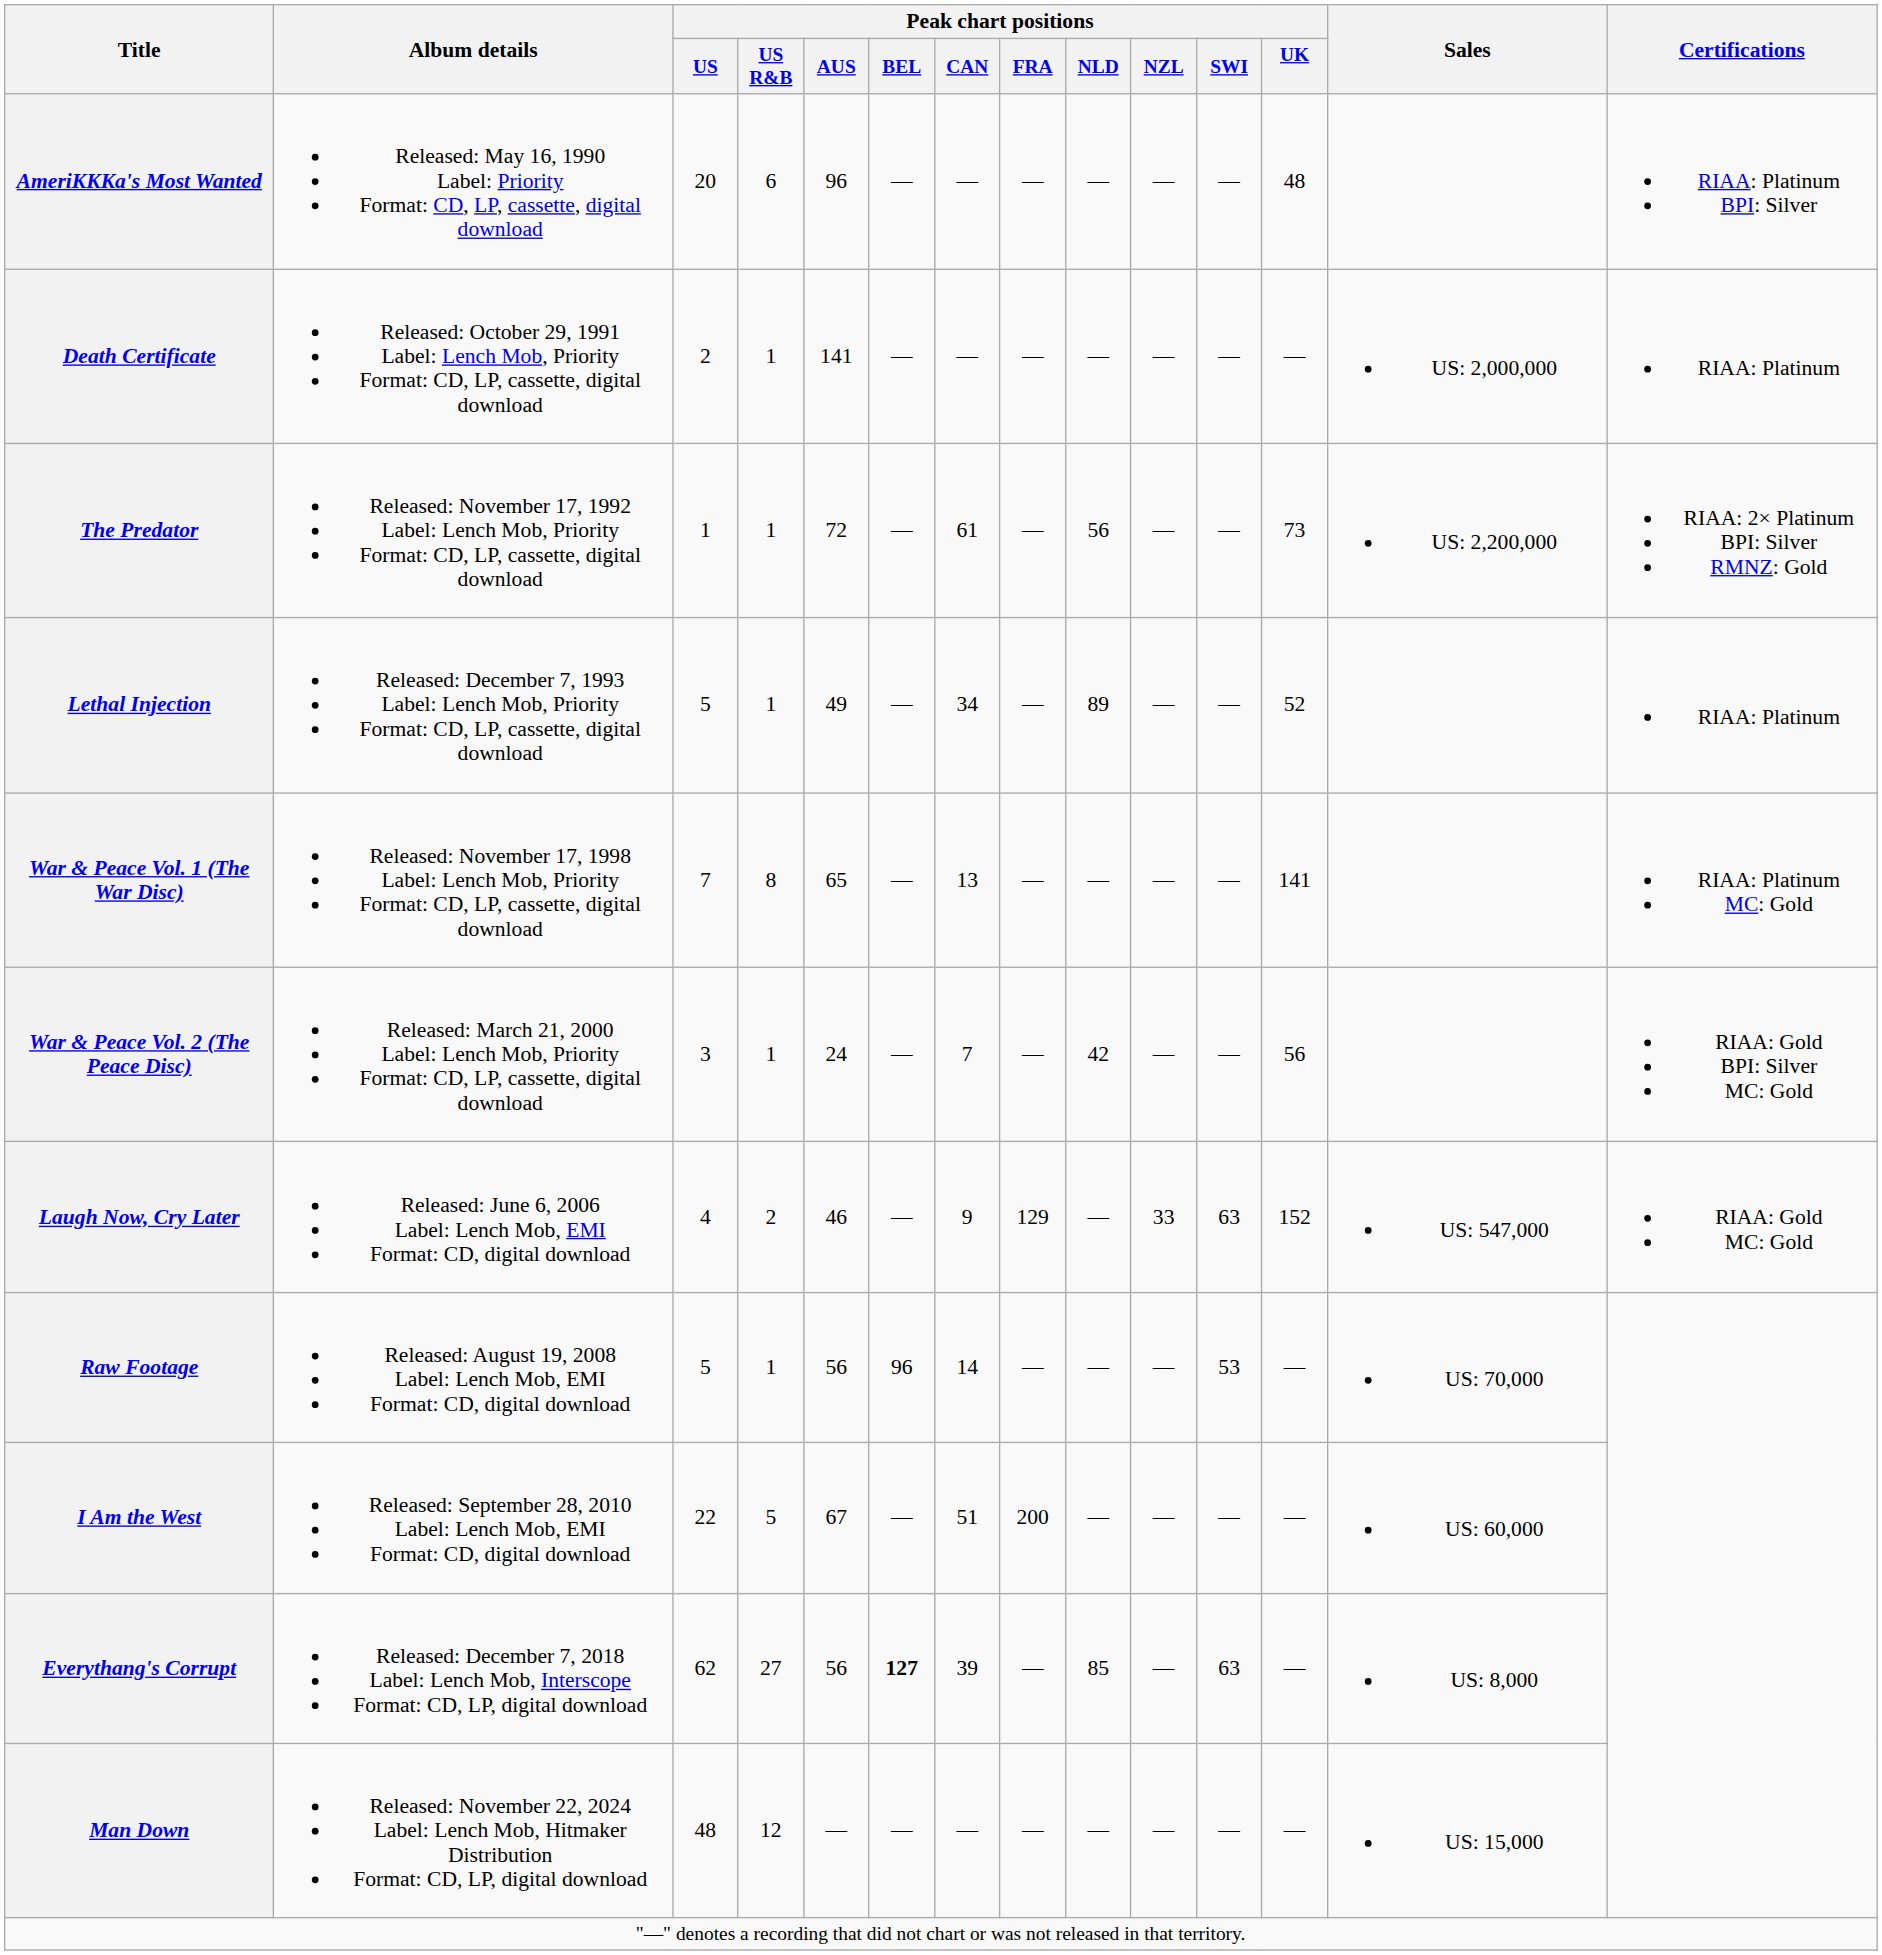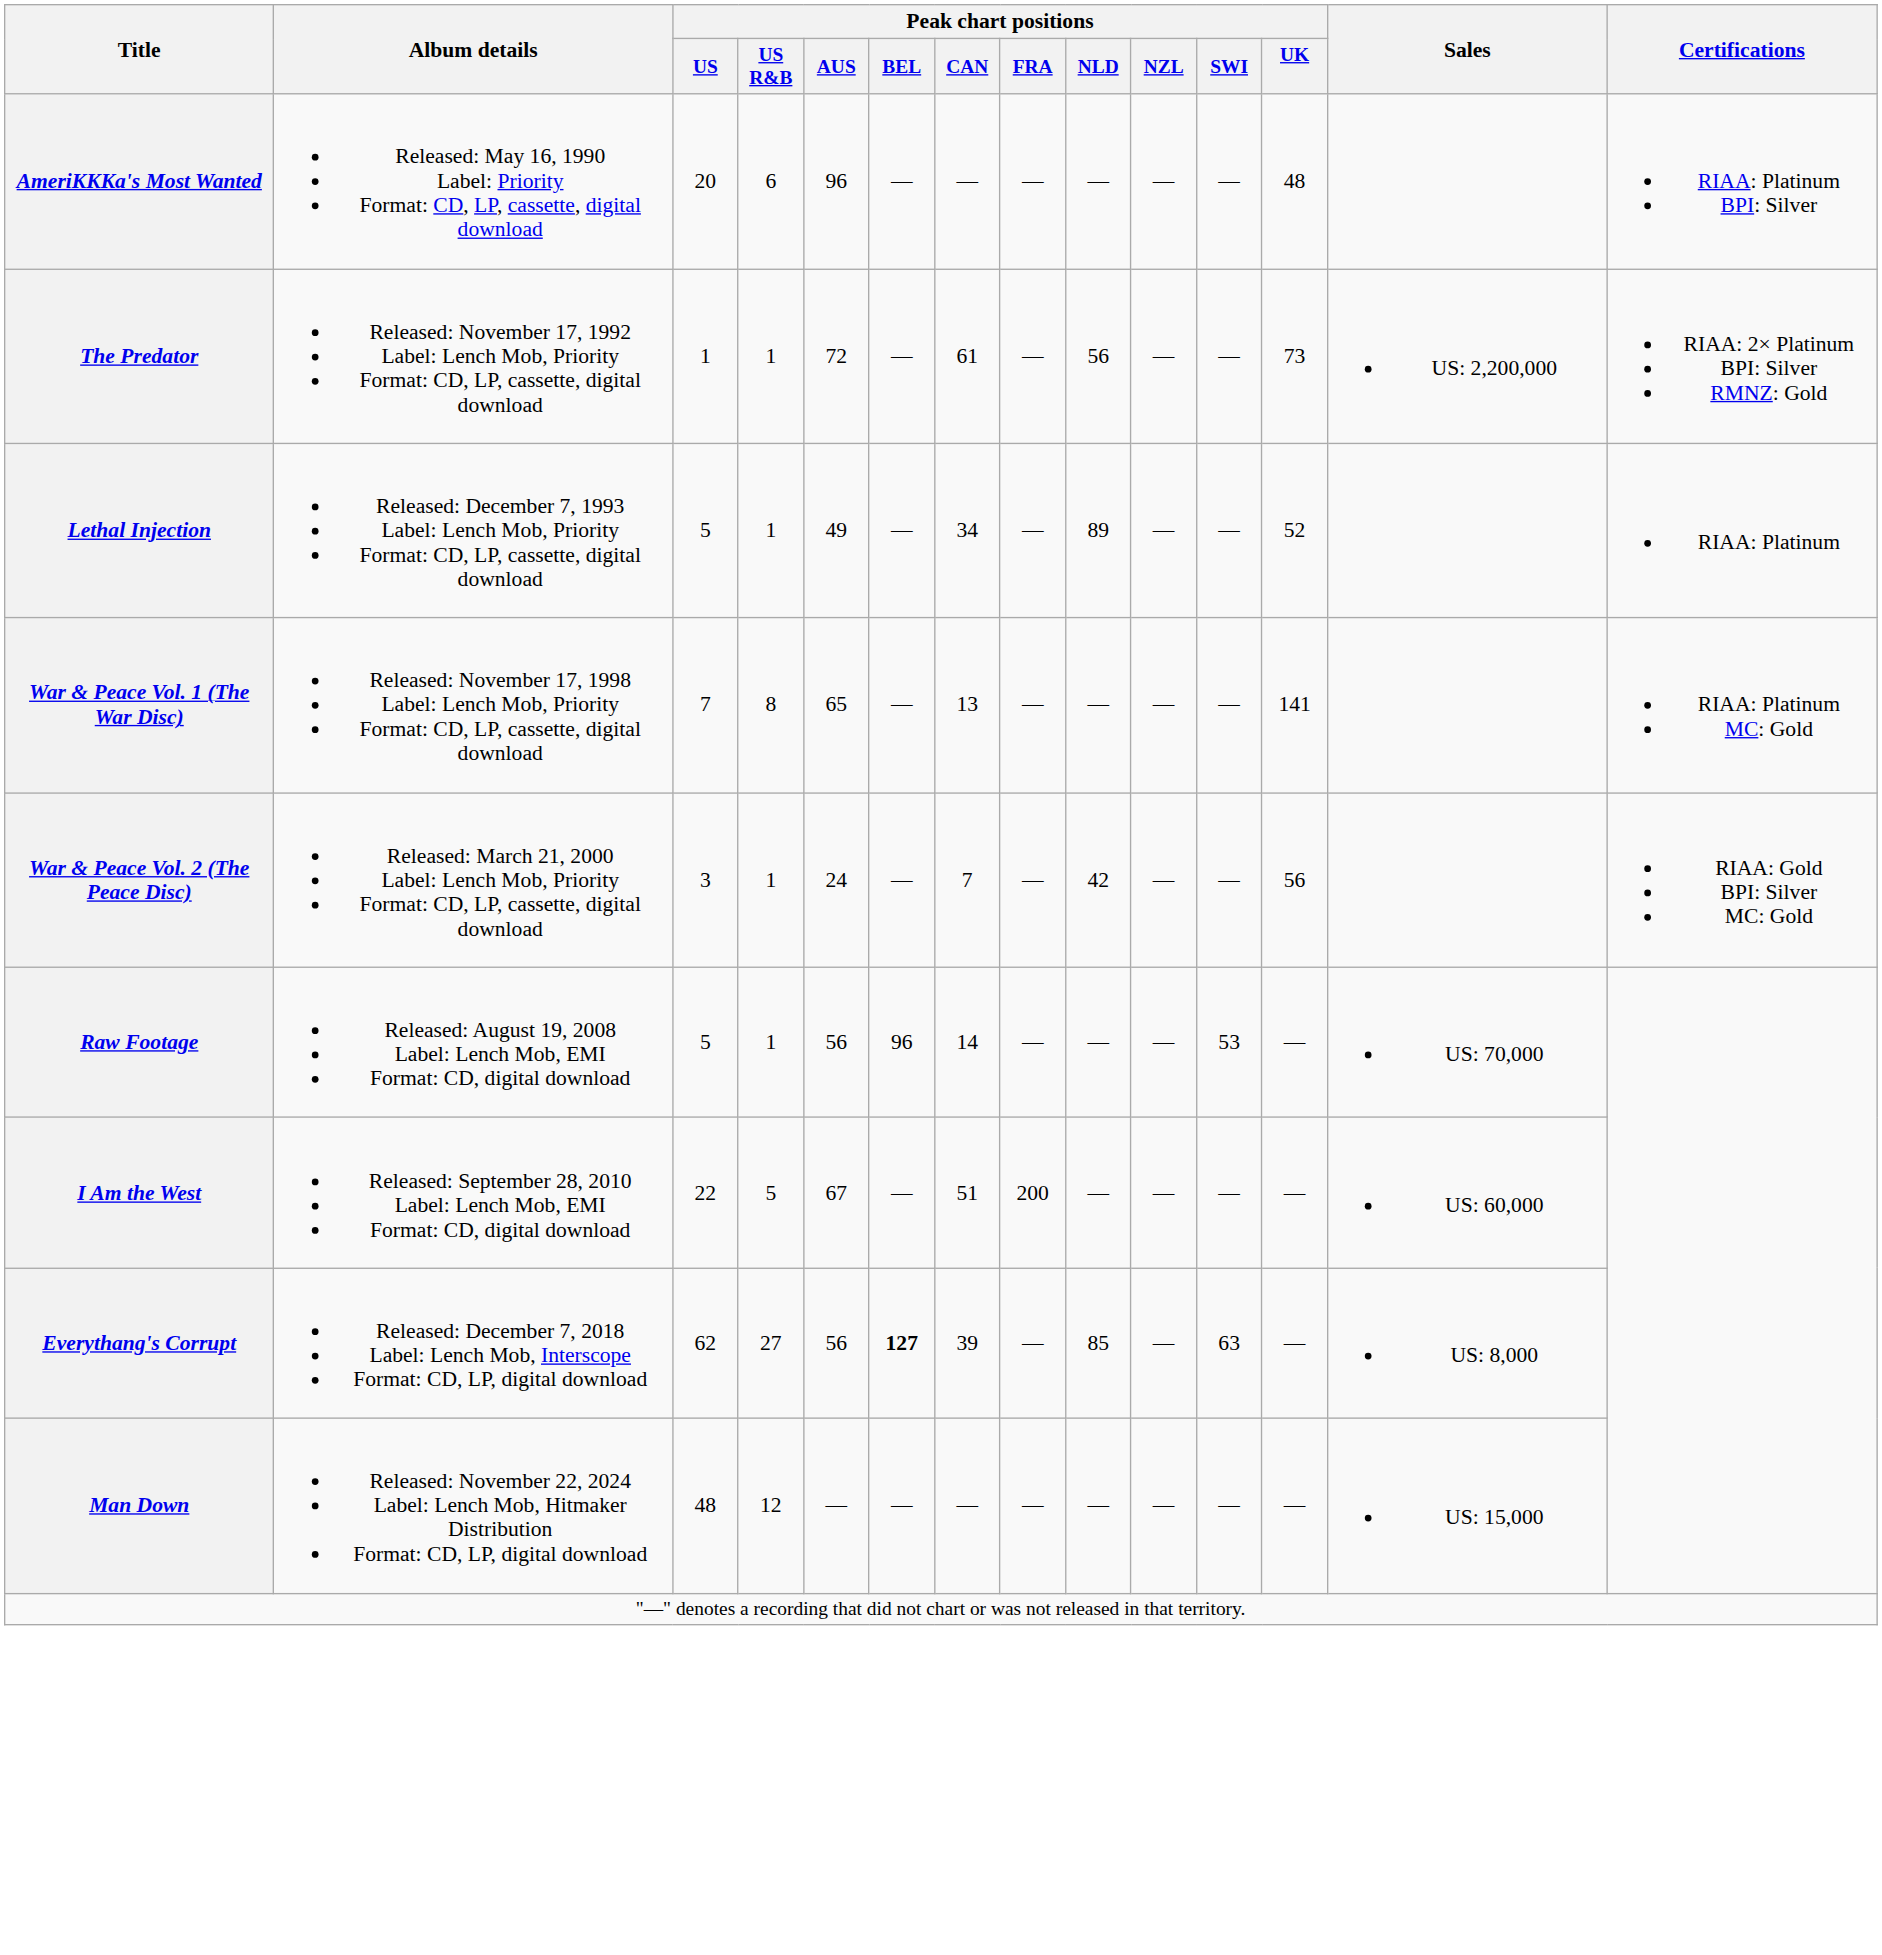- row: (139, 355)
- row: (139, 1216)
